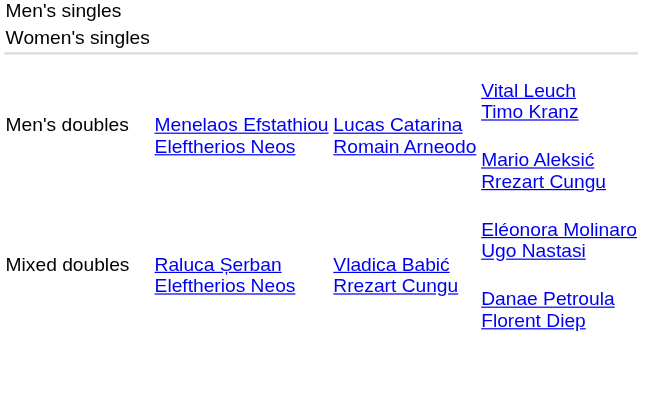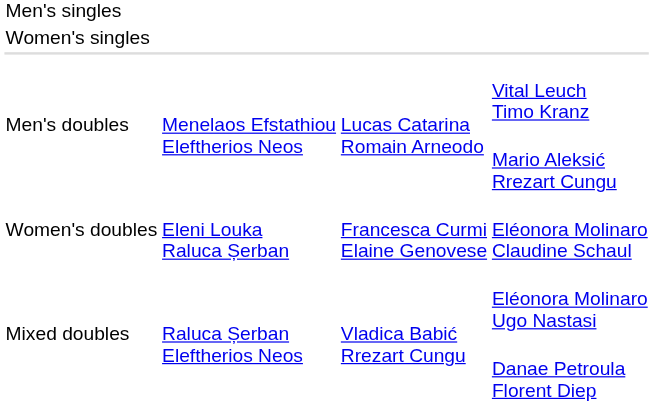+ row: (81, 229)
